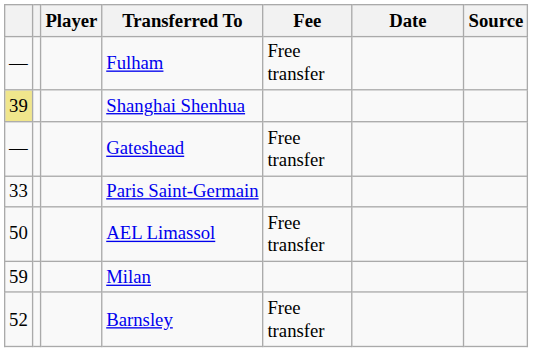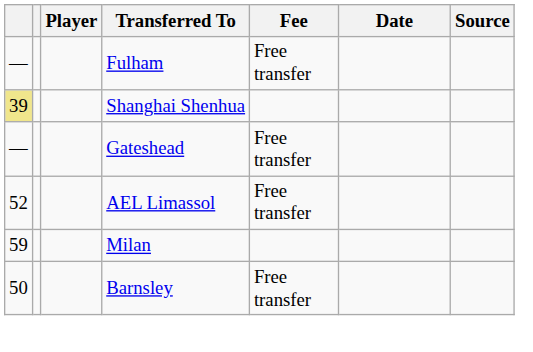- row: (182, 191)
(18, 233) 50 -> (18, 202) 52
(18, 319) 52 -> (18, 287) 50
